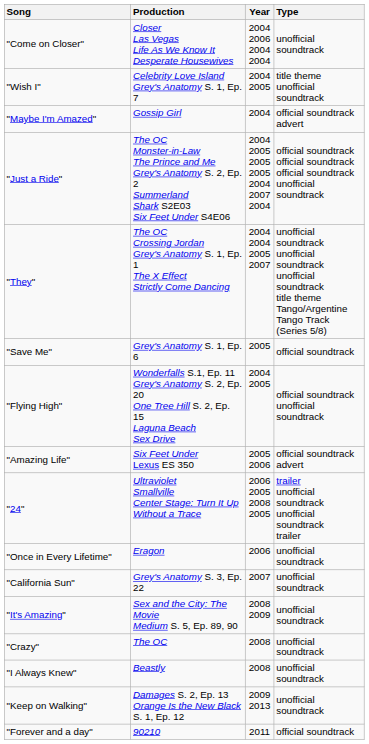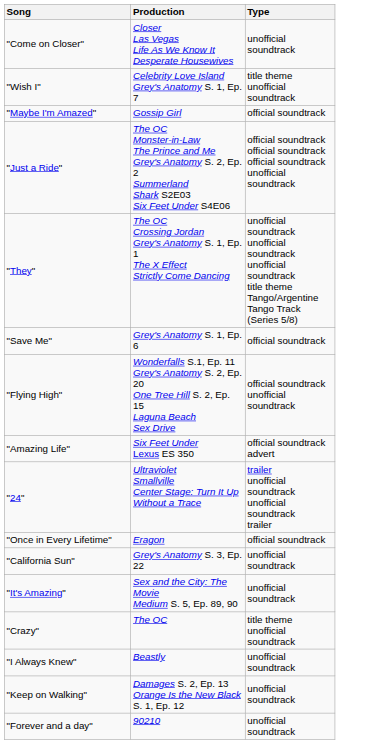- column: (260, 12)
(315, 119) official soundtrack advert -> (286, 113) official soundtrack
(300, 556) unofficial soundtrack -> (286, 540) official soundtrack
(300, 647) unofficial soundtrack -> (271, 630) title theme unofficial soundtrack
(315, 732) official soundtrack -> (271, 726) unofficial soundtrack
